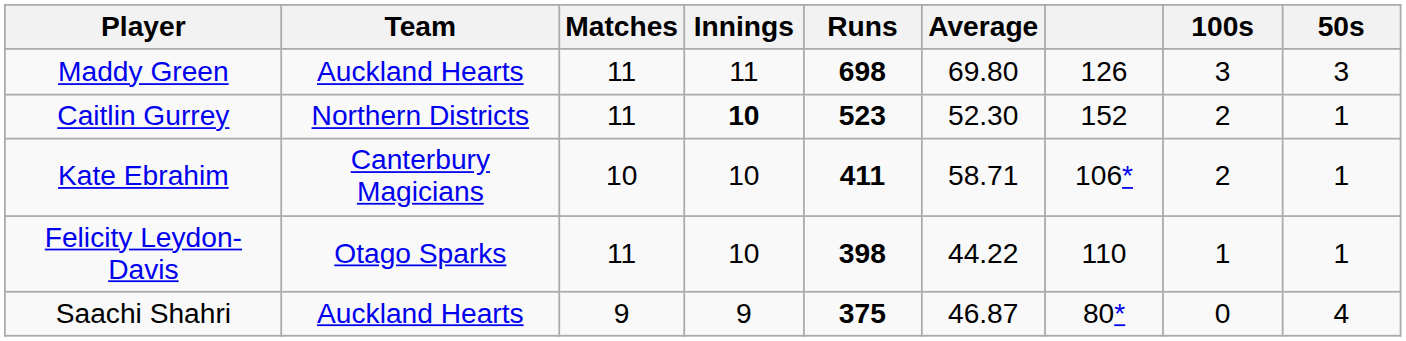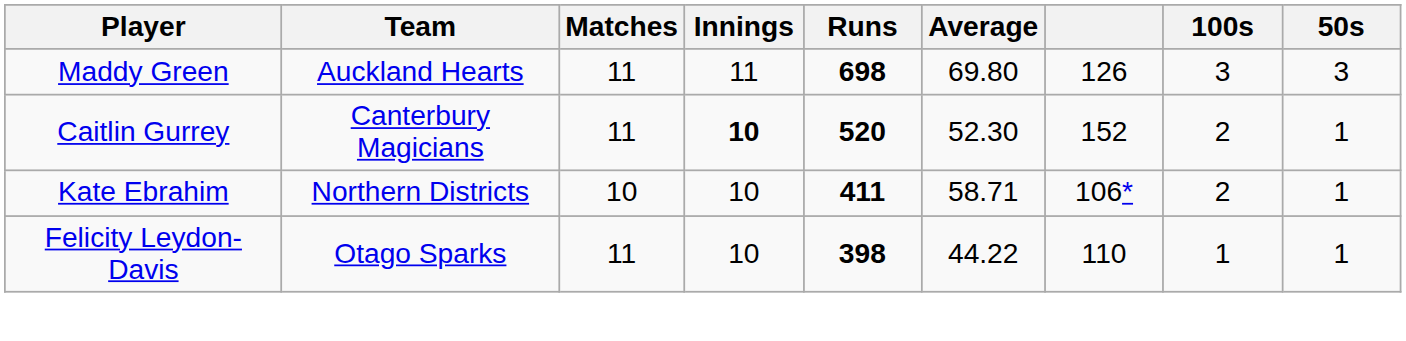(420, 116) Northern Districts -> (420, 131) Canterbury Magicians
(862, 116) 523 -> (862, 131) 520
(420, 176) Canterbury Magicians -> (420, 192) Northern Districts
- row: (143, 313)
